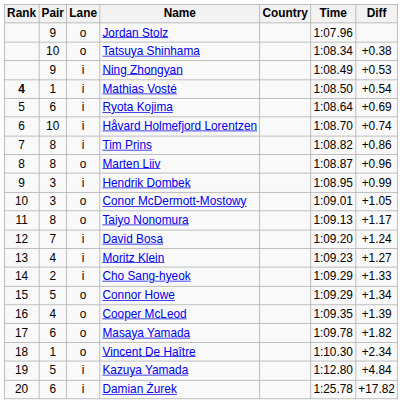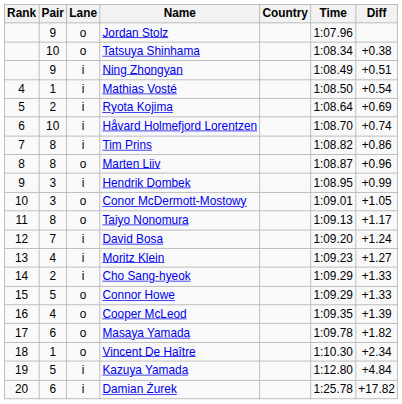(377, 70) +0.53 -> (377, 70) +0.51
(22, 88) bold -> (22, 88) normal
(53, 107) 6 -> (53, 107) 2
(377, 295) +1.34 -> (377, 295) +1.33
